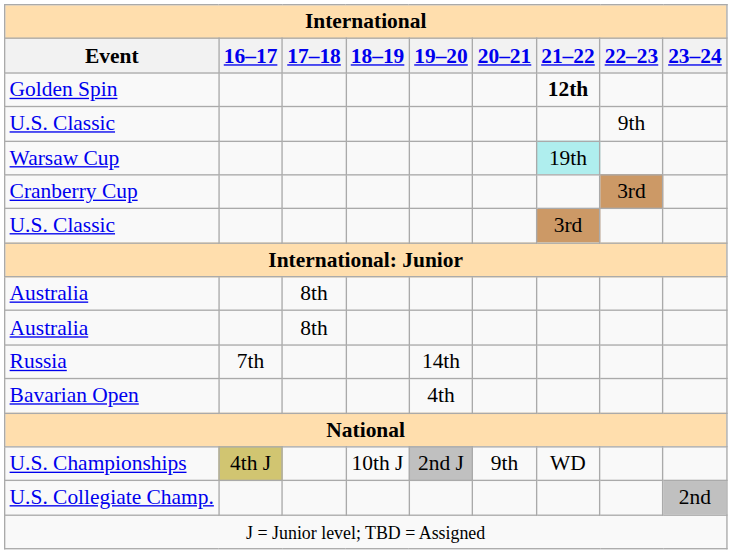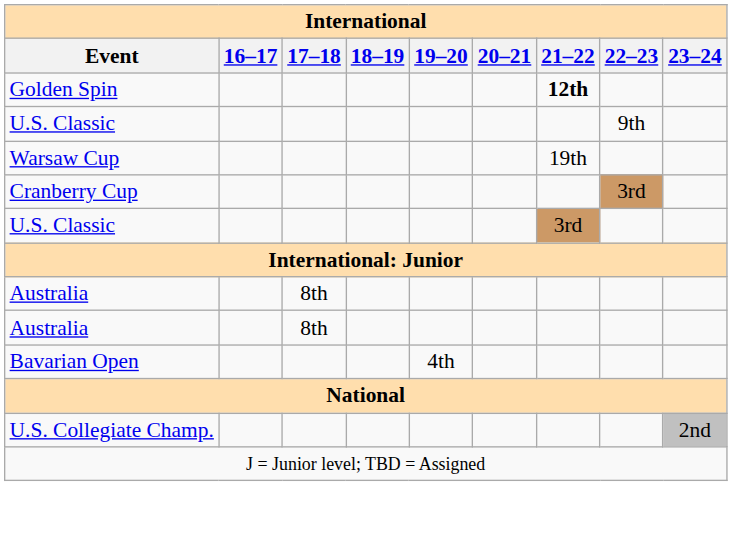(568, 157) paleturquoise background -> (568, 157) no background
- row: (38, 361)
- row: (98, 463)
